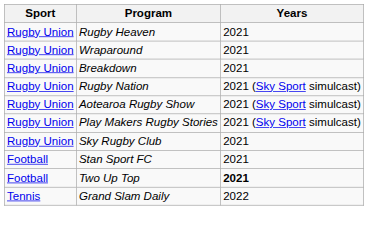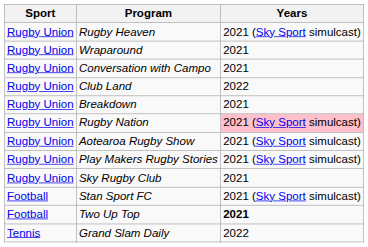(236, 31) 2021 -> (292, 31) 2021 (Sky Sport simulcast)
+ row: (145, 68)
+ row: (105, 86)
(292, 86) no background -> (292, 123) pink background
(236, 159) 2021 -> (292, 196) 2021 (Sky Sport simulcast)
